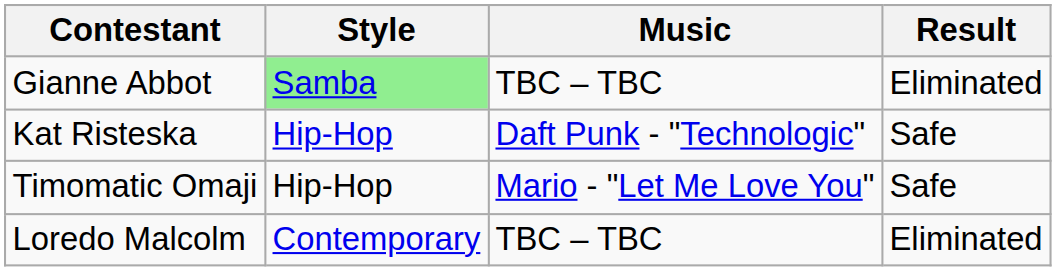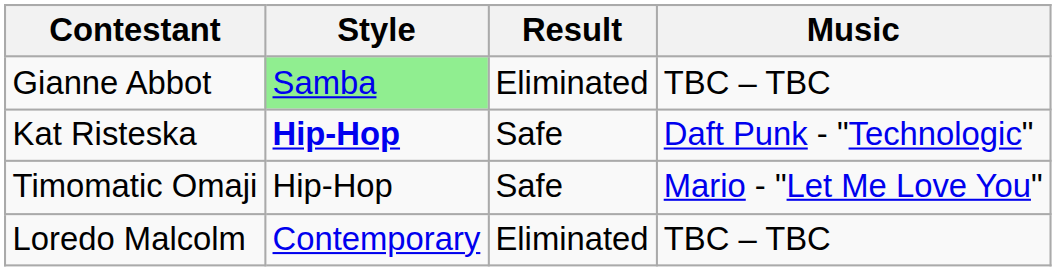columns swapped: (685, 30) <-> (966, 30)
(333, 134) normal -> (336, 134) bold
